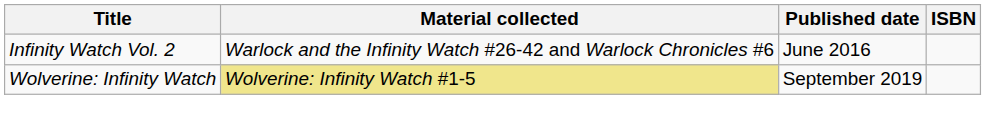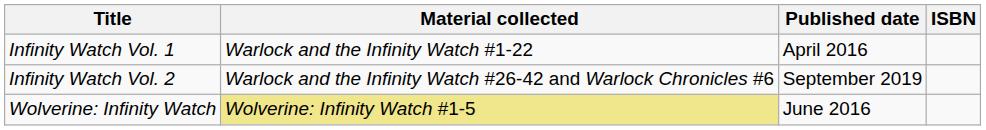+ row: (92, 49)
(827, 49) June 2016 -> (852, 79) September 2019
(852, 79) September 2019 -> (827, 109) June 2016
